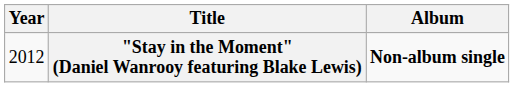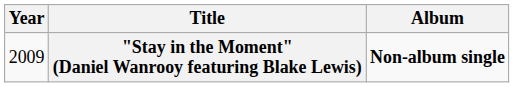(27, 57) 2012 -> (27, 57) 2009
